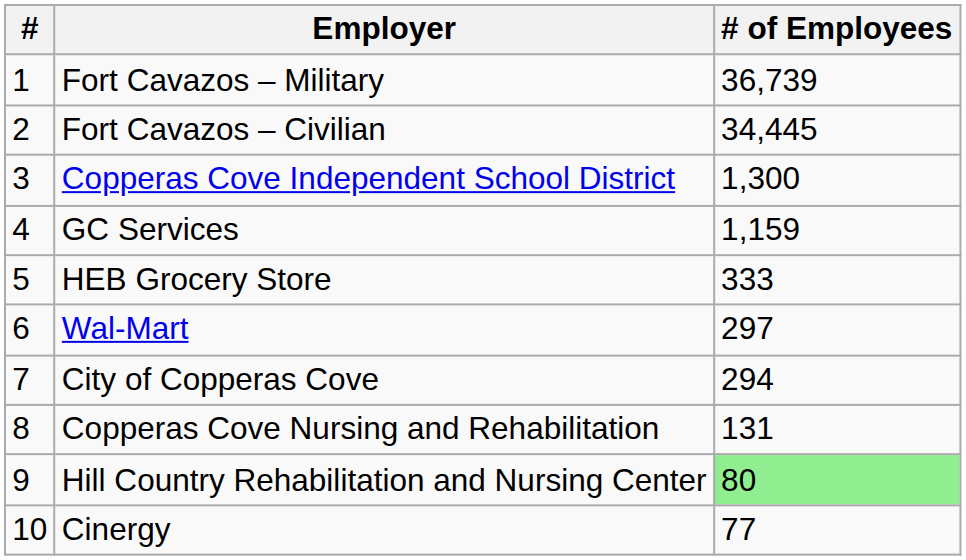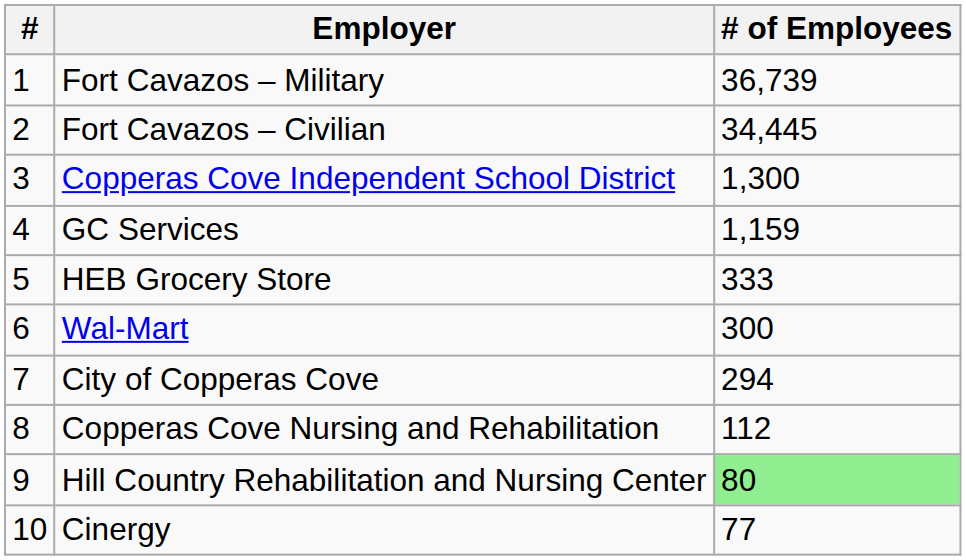(747, 329) 297 -> (747, 329) 300
(747, 429) 131 -> (746, 429) 112
